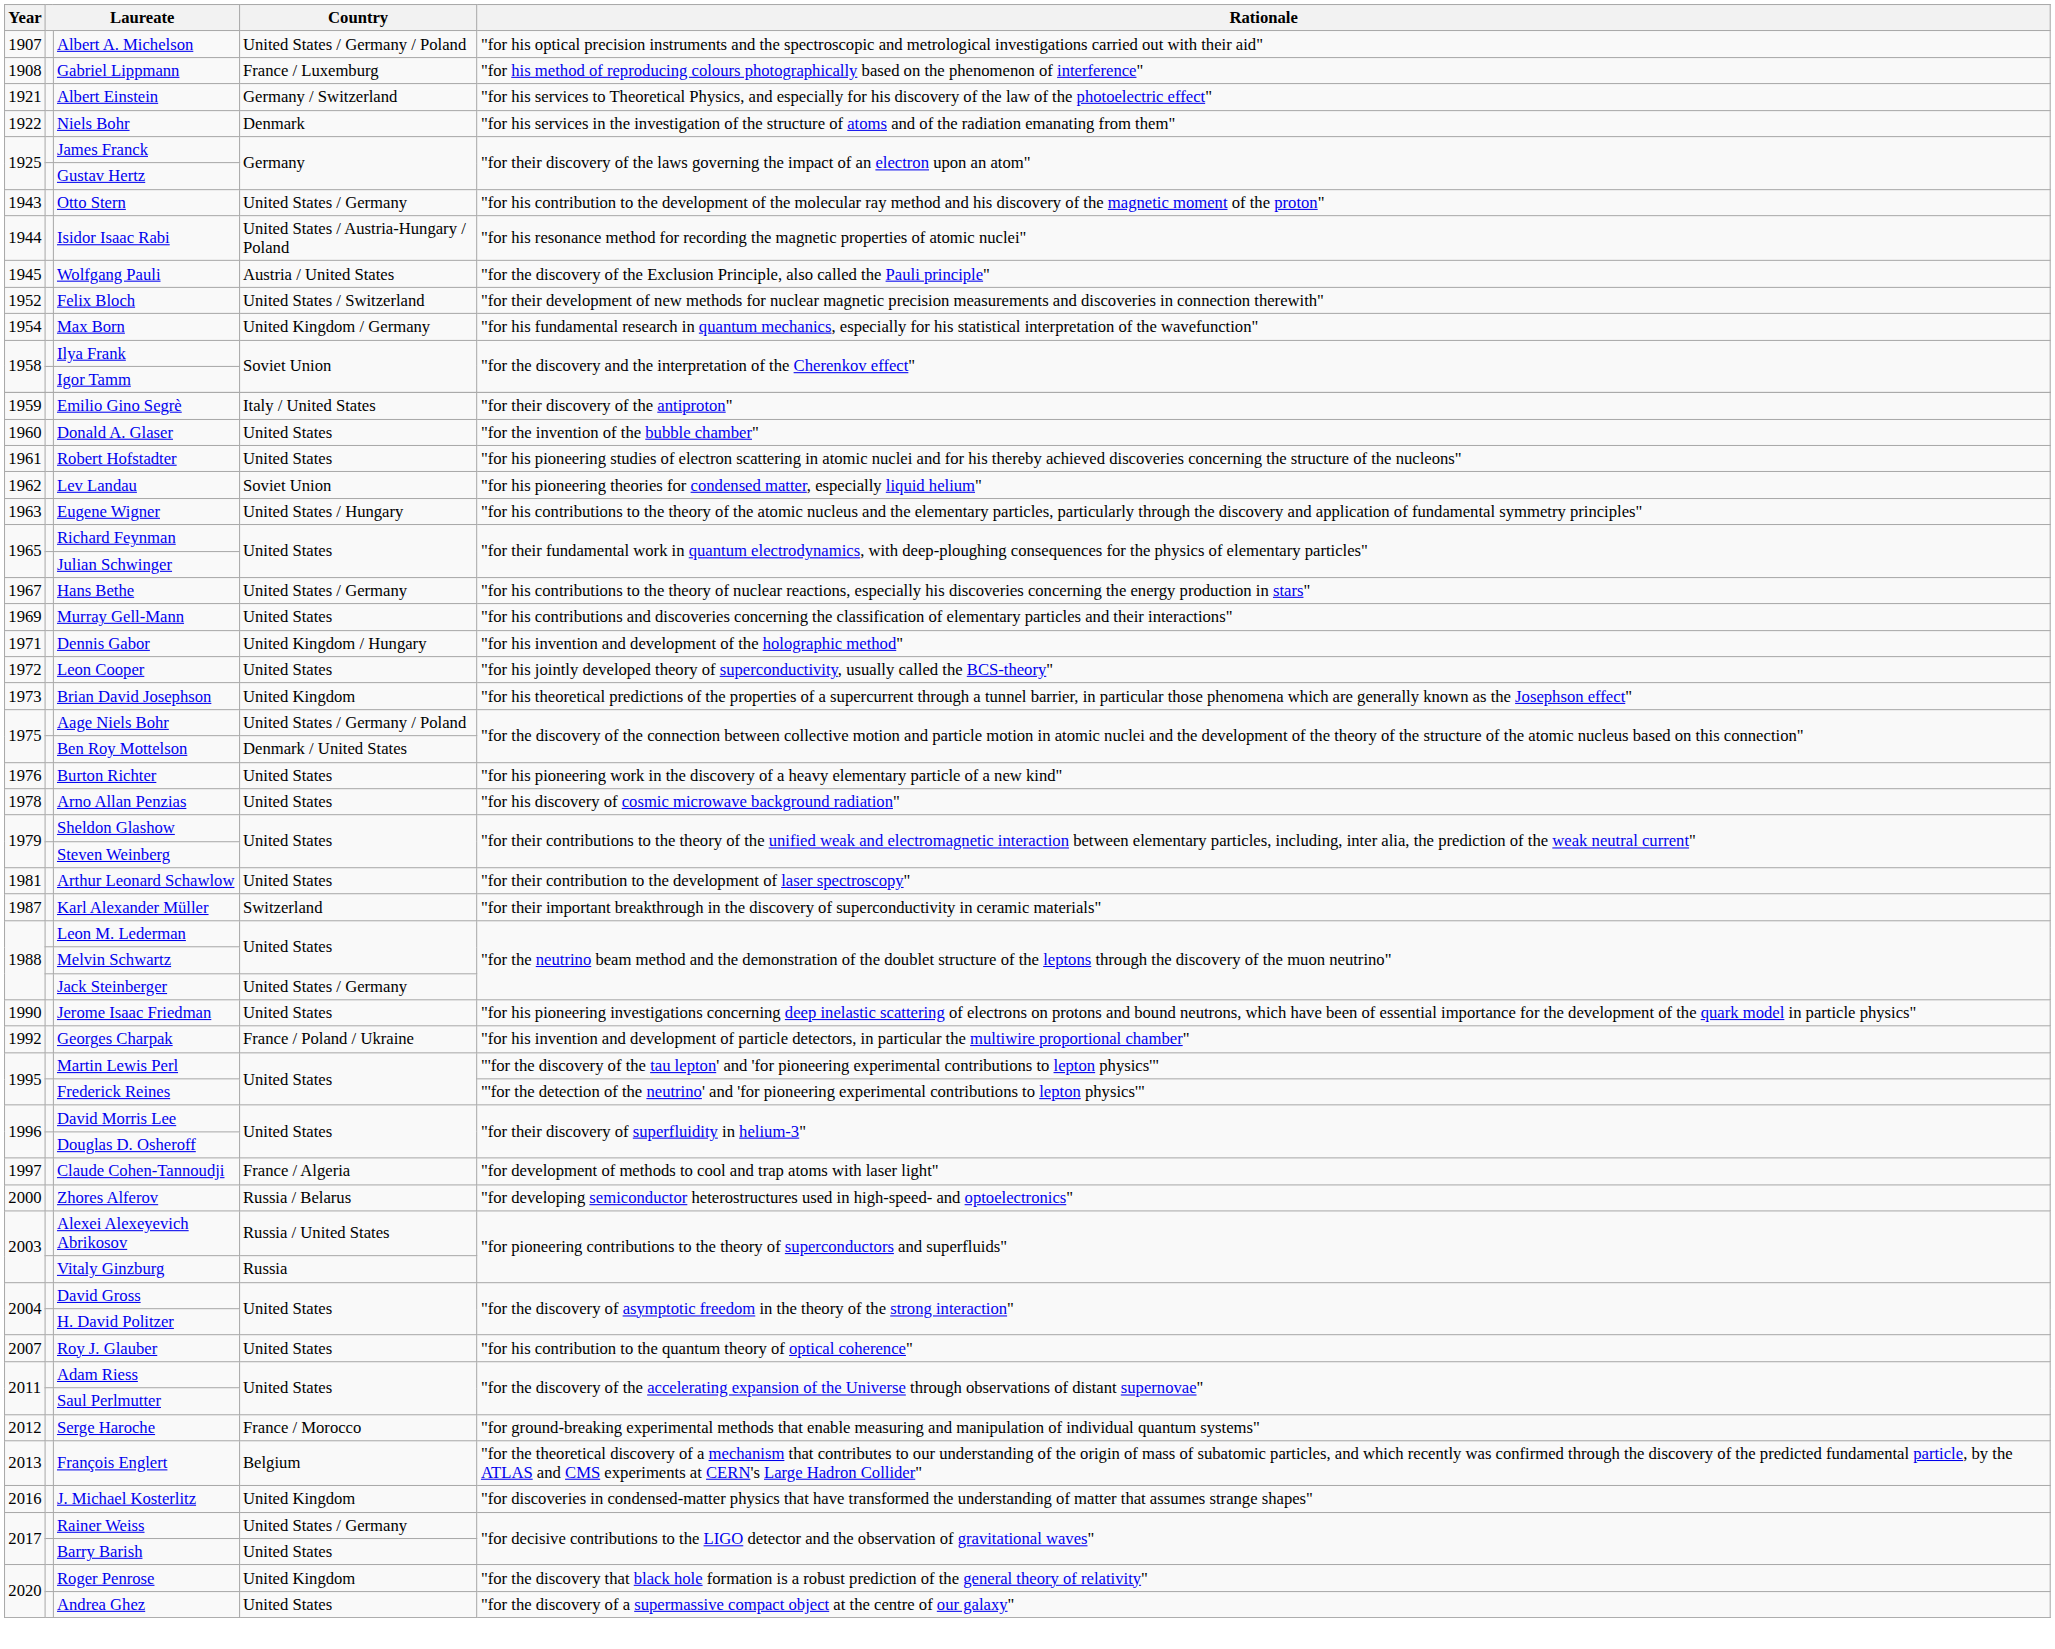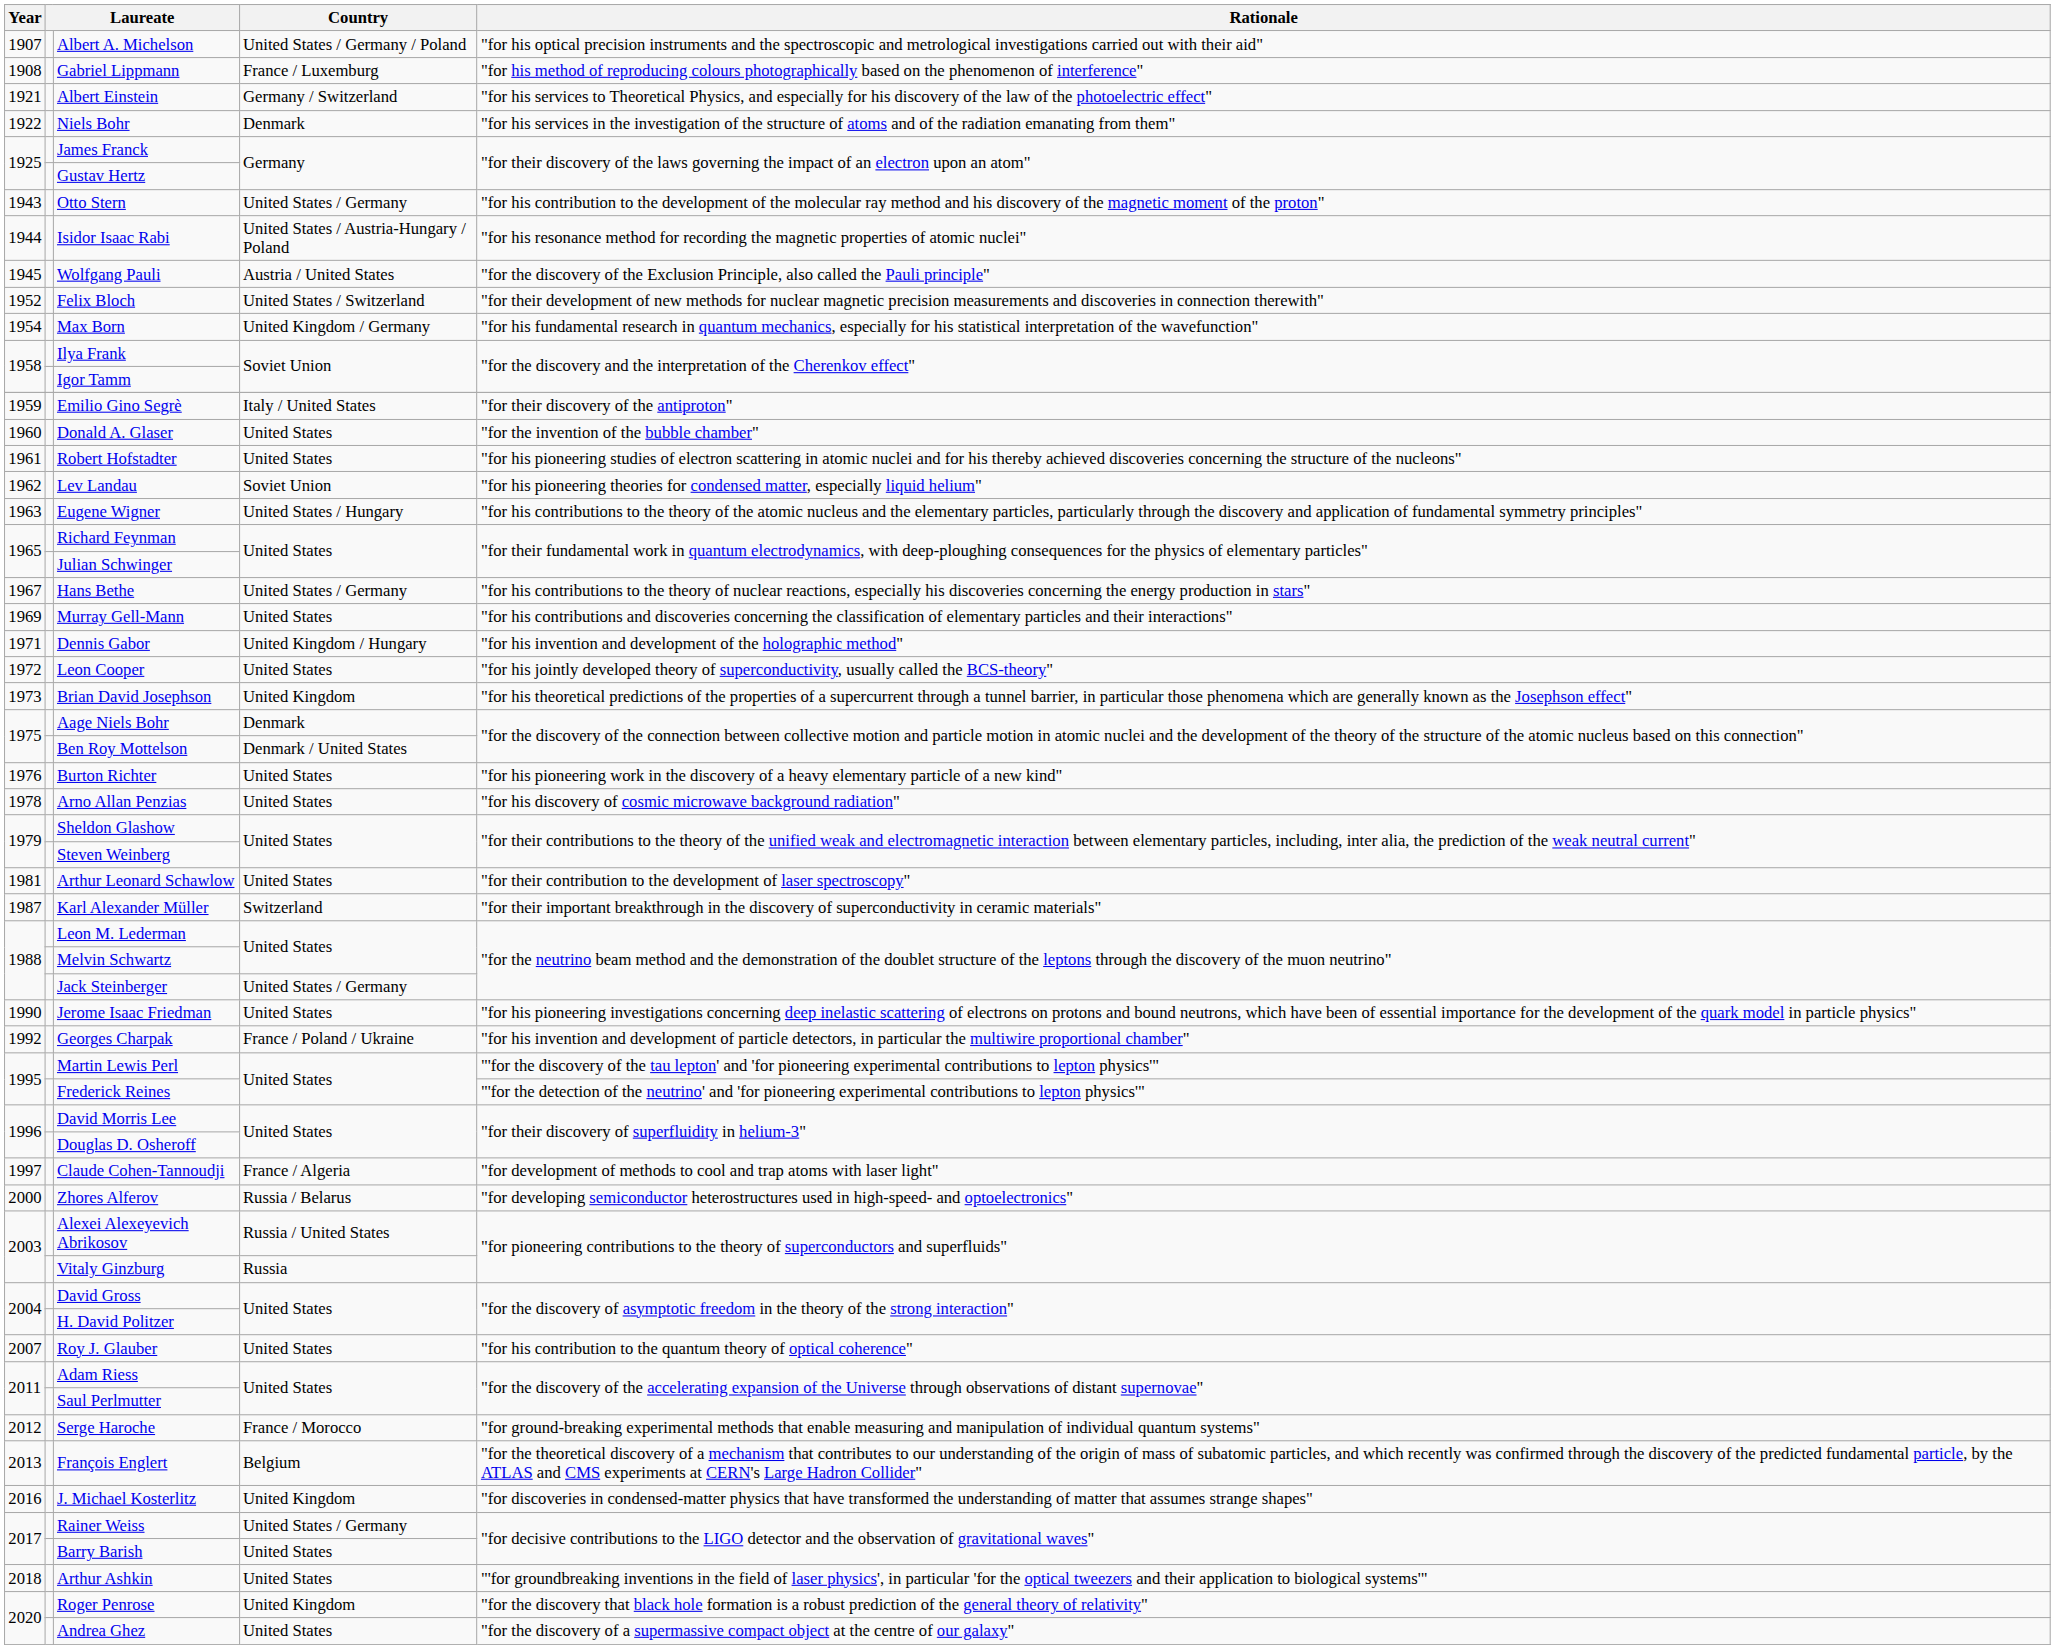(355, 722) United States / Germany / Poland -> (274, 722) Denmark
+ row: (105, 1578)
